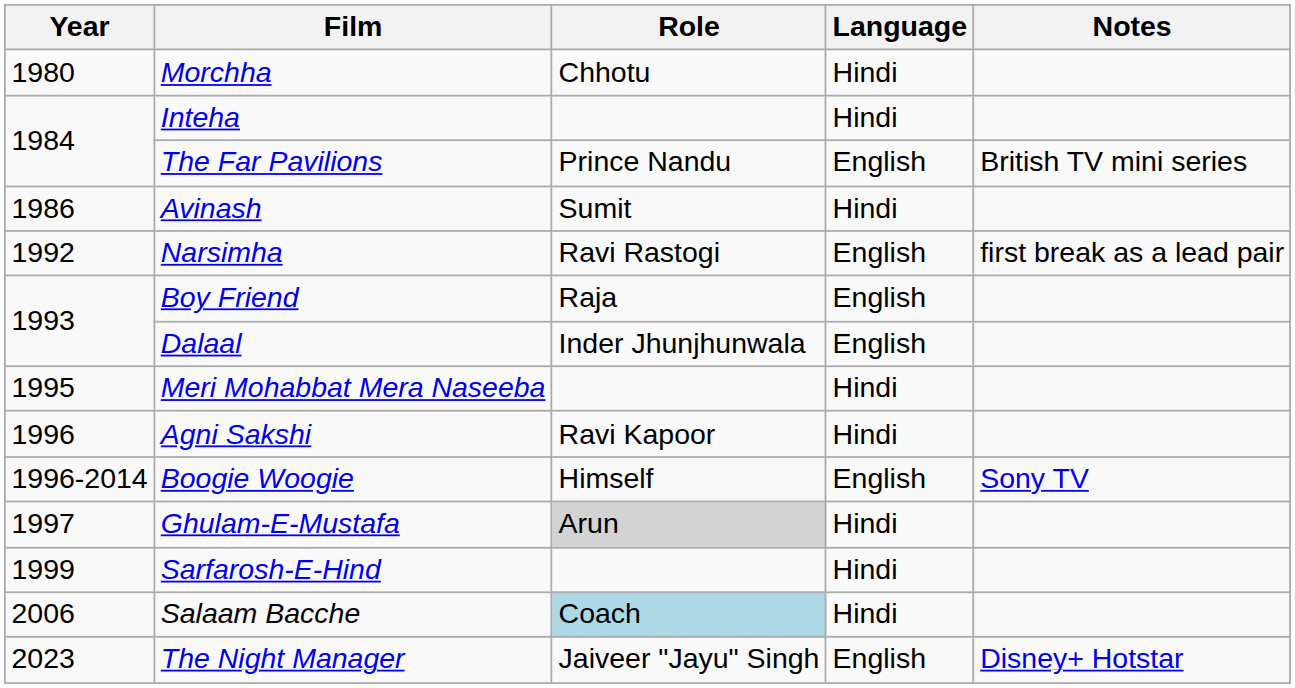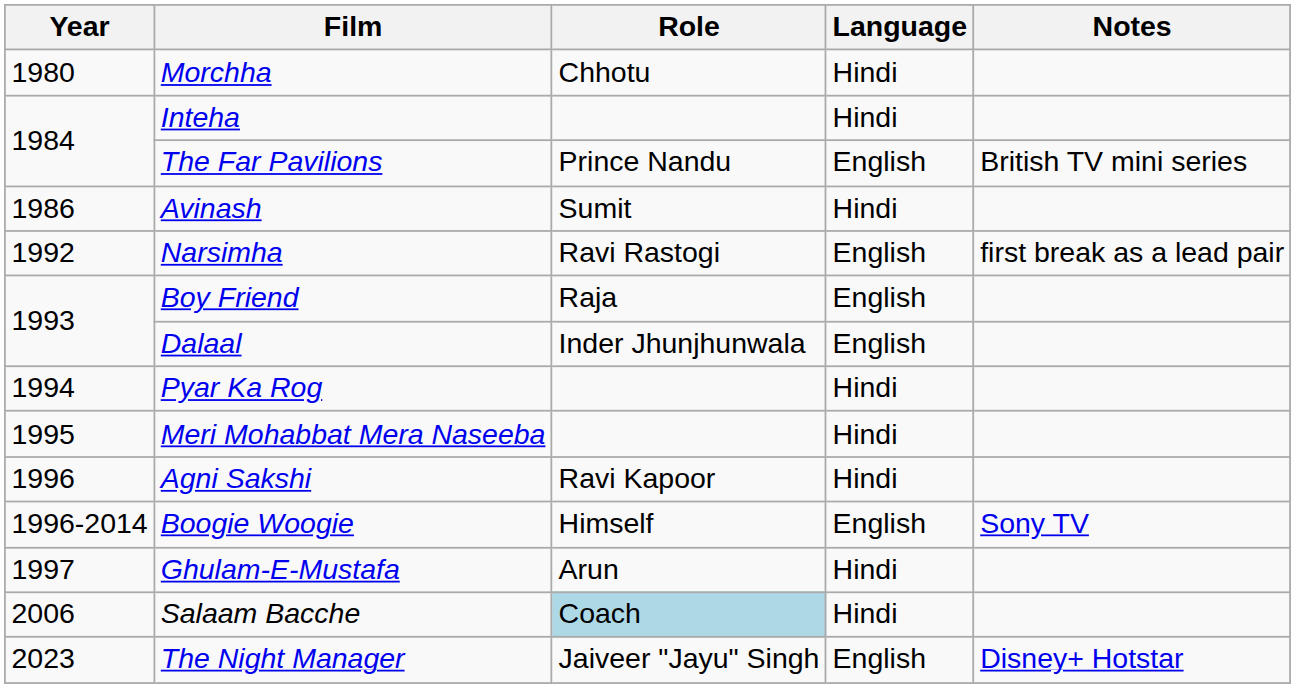+ row: (242, 388)
(589, 523) lightgrey background -> (589, 569) no background
- row: (271, 569)
